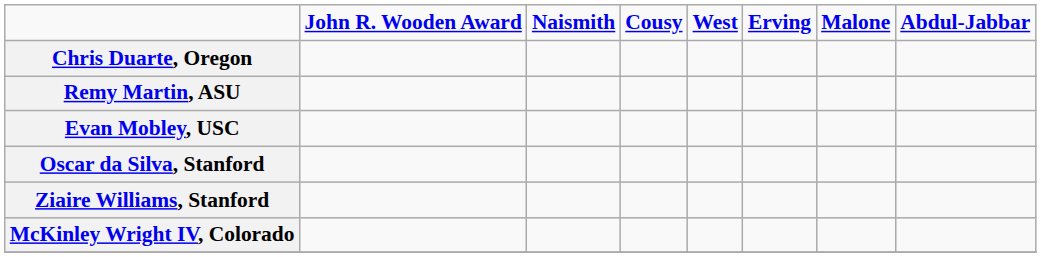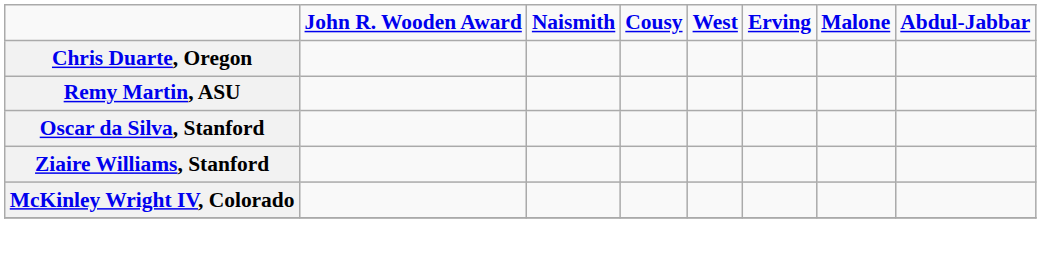- row: (152, 128)
